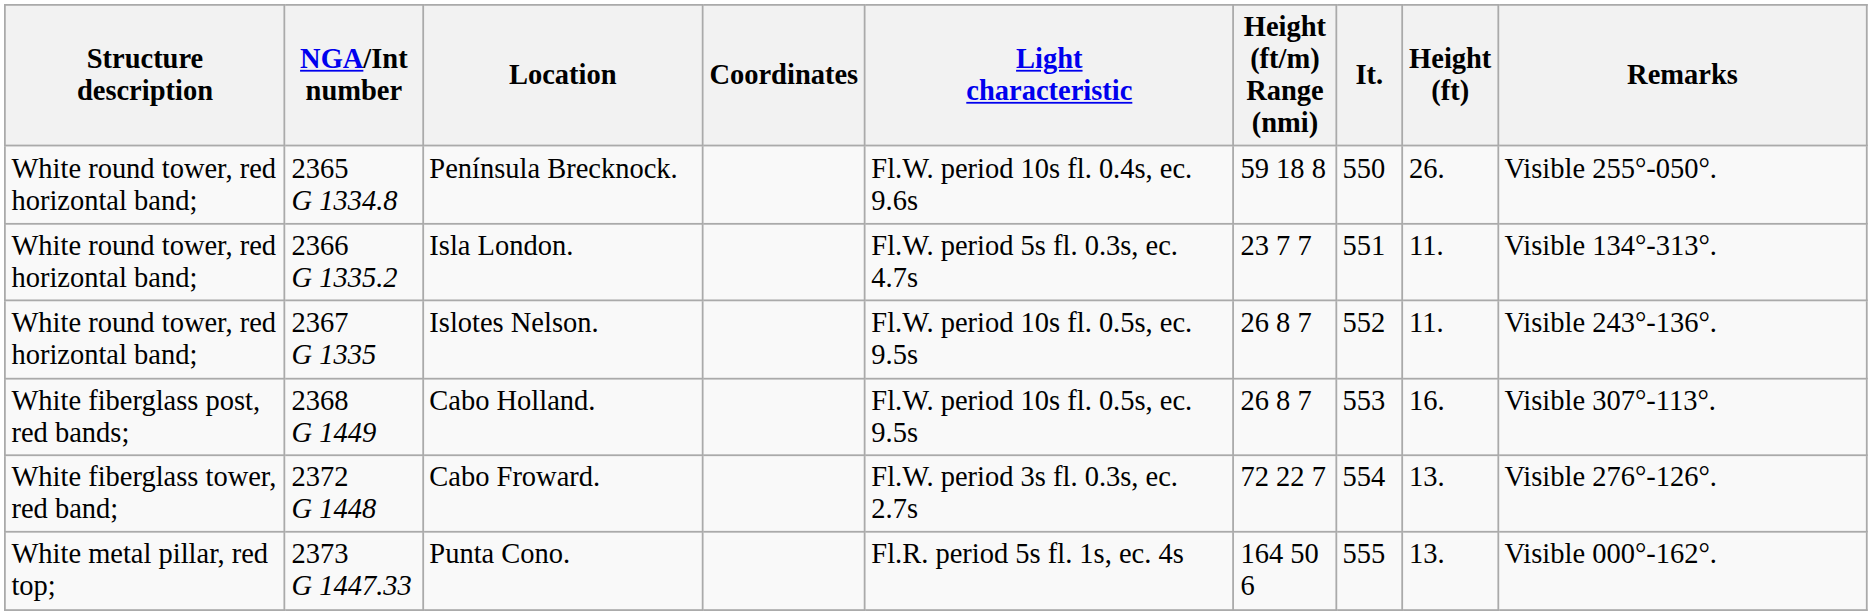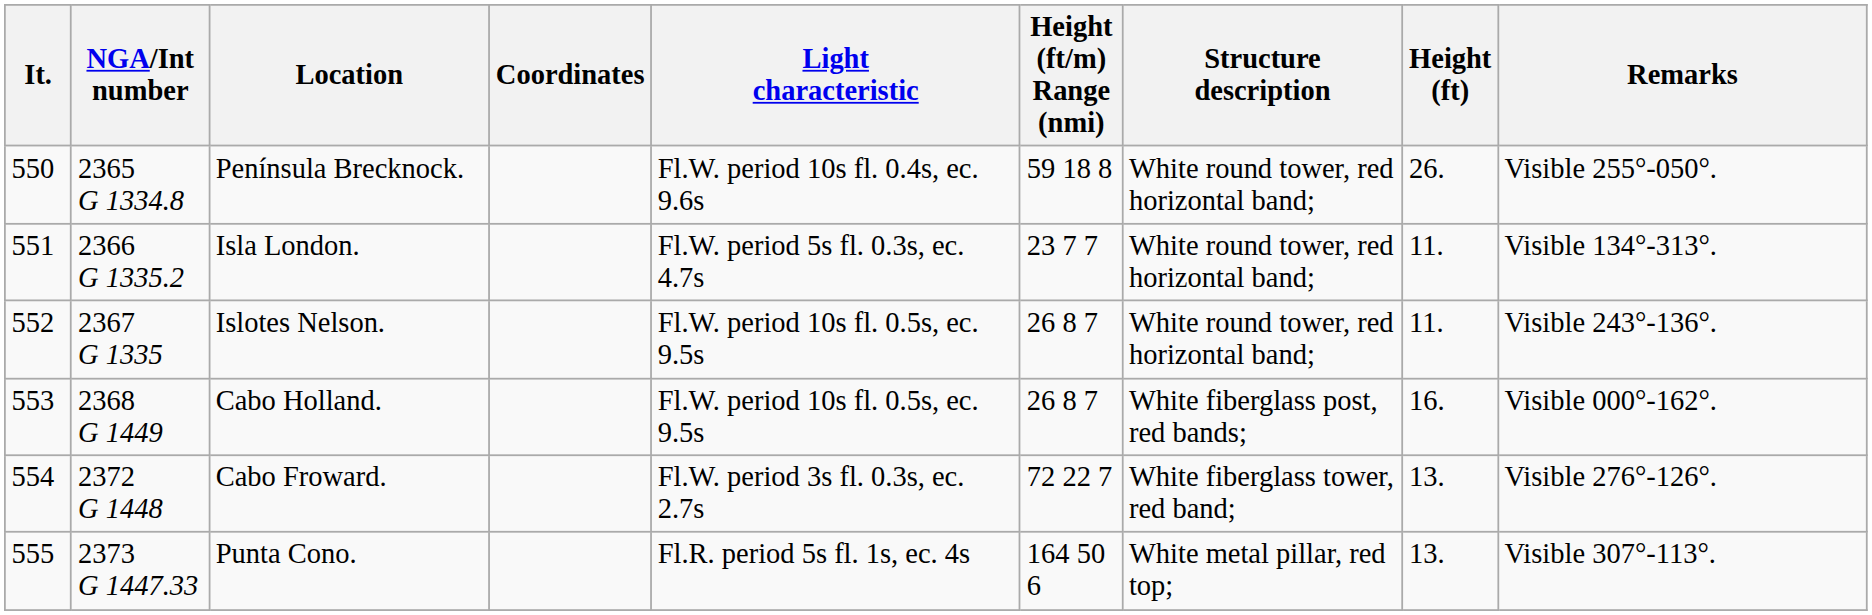columns swapped: (1369, 75) <-> (145, 75)
(1610, 399) Visible 307°-113°. -> (1611, 399) Visible 000°-162°.
(1611, 554) Visible 000°-162°. -> (1610, 554) Visible 307°-113°.
